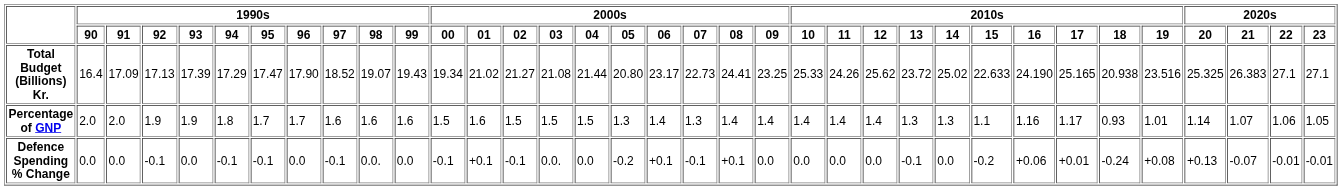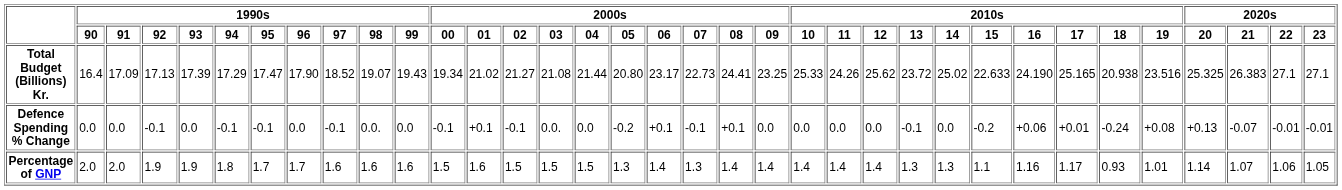rows swapped: (41, 121) <-> (41, 160)
